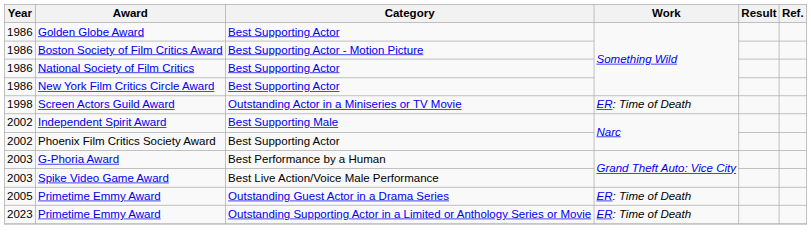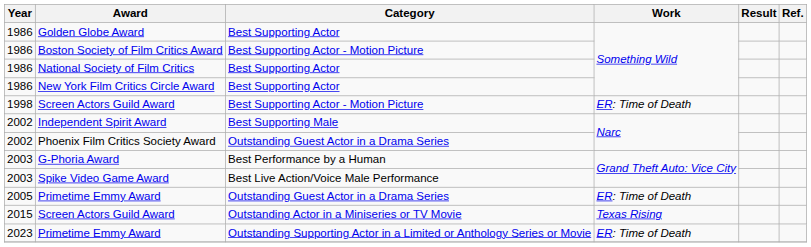(345, 104) Outstanding Actor in a Miniseries or TV Movie -> (326, 104) Best Supporting Actor - Motion Picture
(284, 141) Best Supporting Actor -> (339, 141) Outstanding Guest Actor in a Drama Series
+ row: (20, 214)
